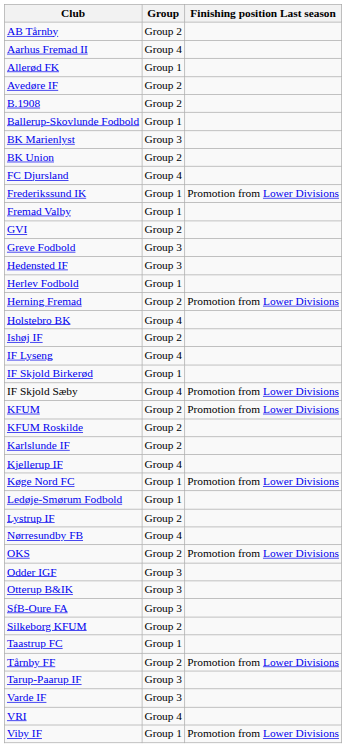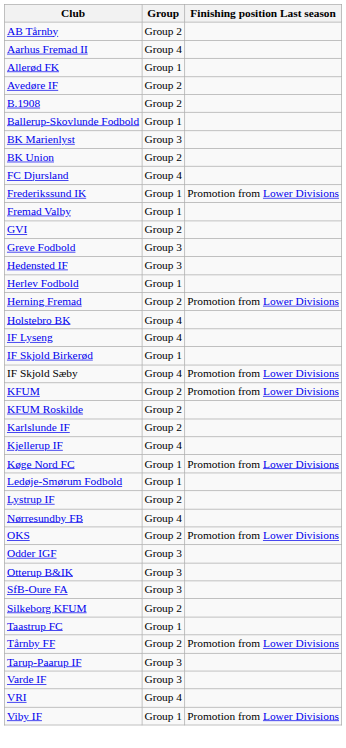- row: (25, 337)
